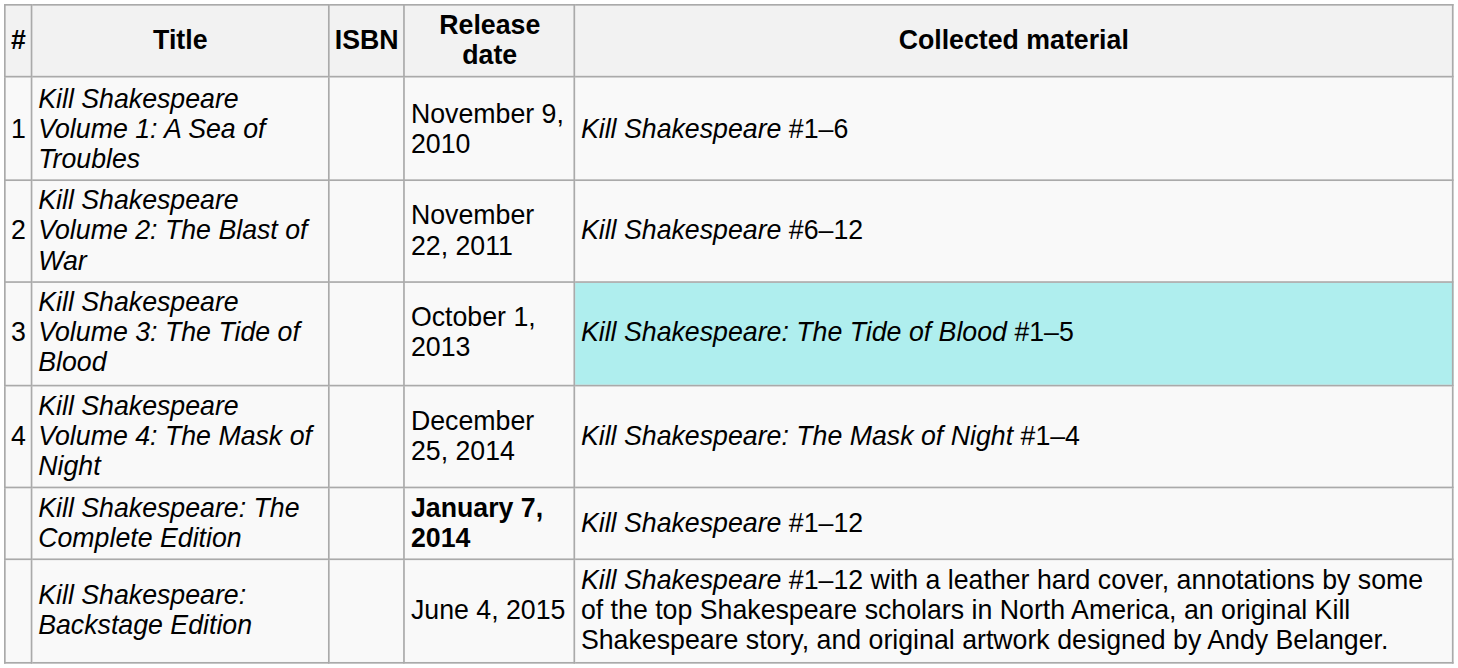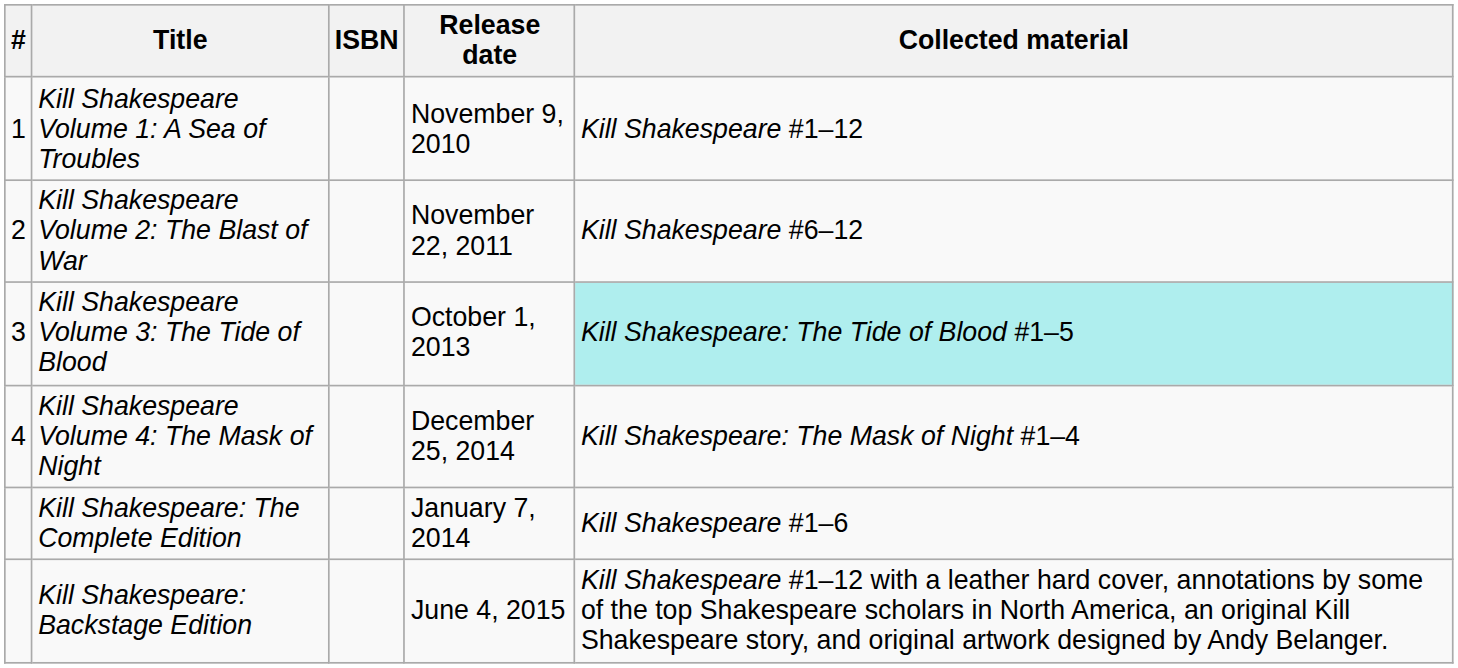(715, 128) Kill Shakespeare #1–6 -> (722, 128) Kill Shakespeare #1–12
(477, 523) bold -> (473, 523) normal
(722, 523) Kill Shakespeare #1–12 -> (715, 523) Kill Shakespeare #1–6
